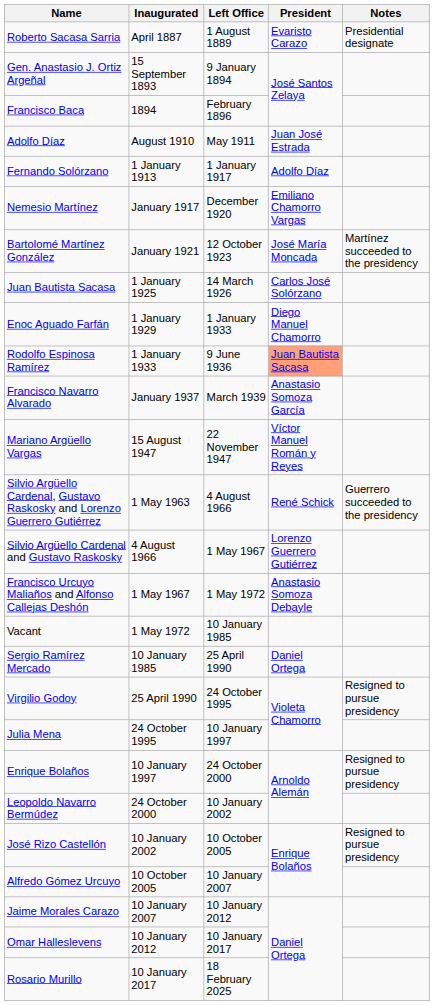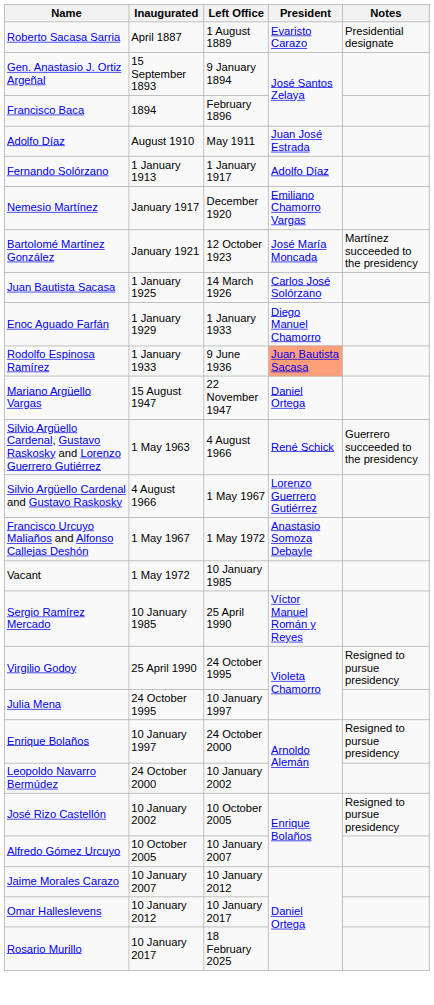- row: (53, 397)
(293, 447) Víctor Manuel Román y Reyes -> (288, 397) Daniel Ortega
(288, 661) Daniel Ortega -> (293, 618) Víctor Manuel Román y Reyes
